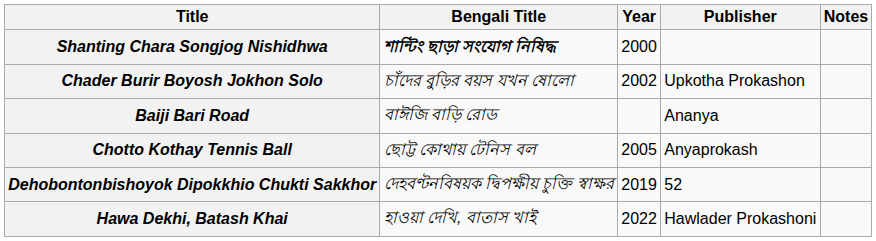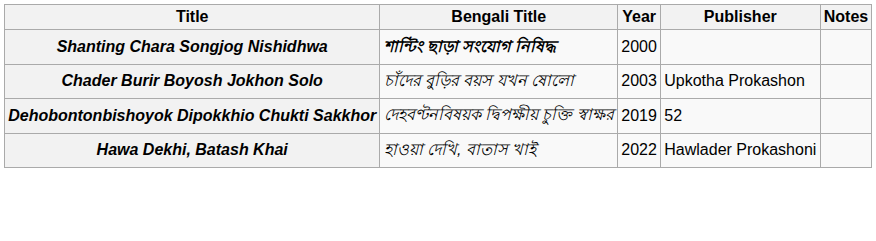(639, 81) 2002 -> (639, 81) 2003
- row: (192, 115)
- row: (192, 150)
